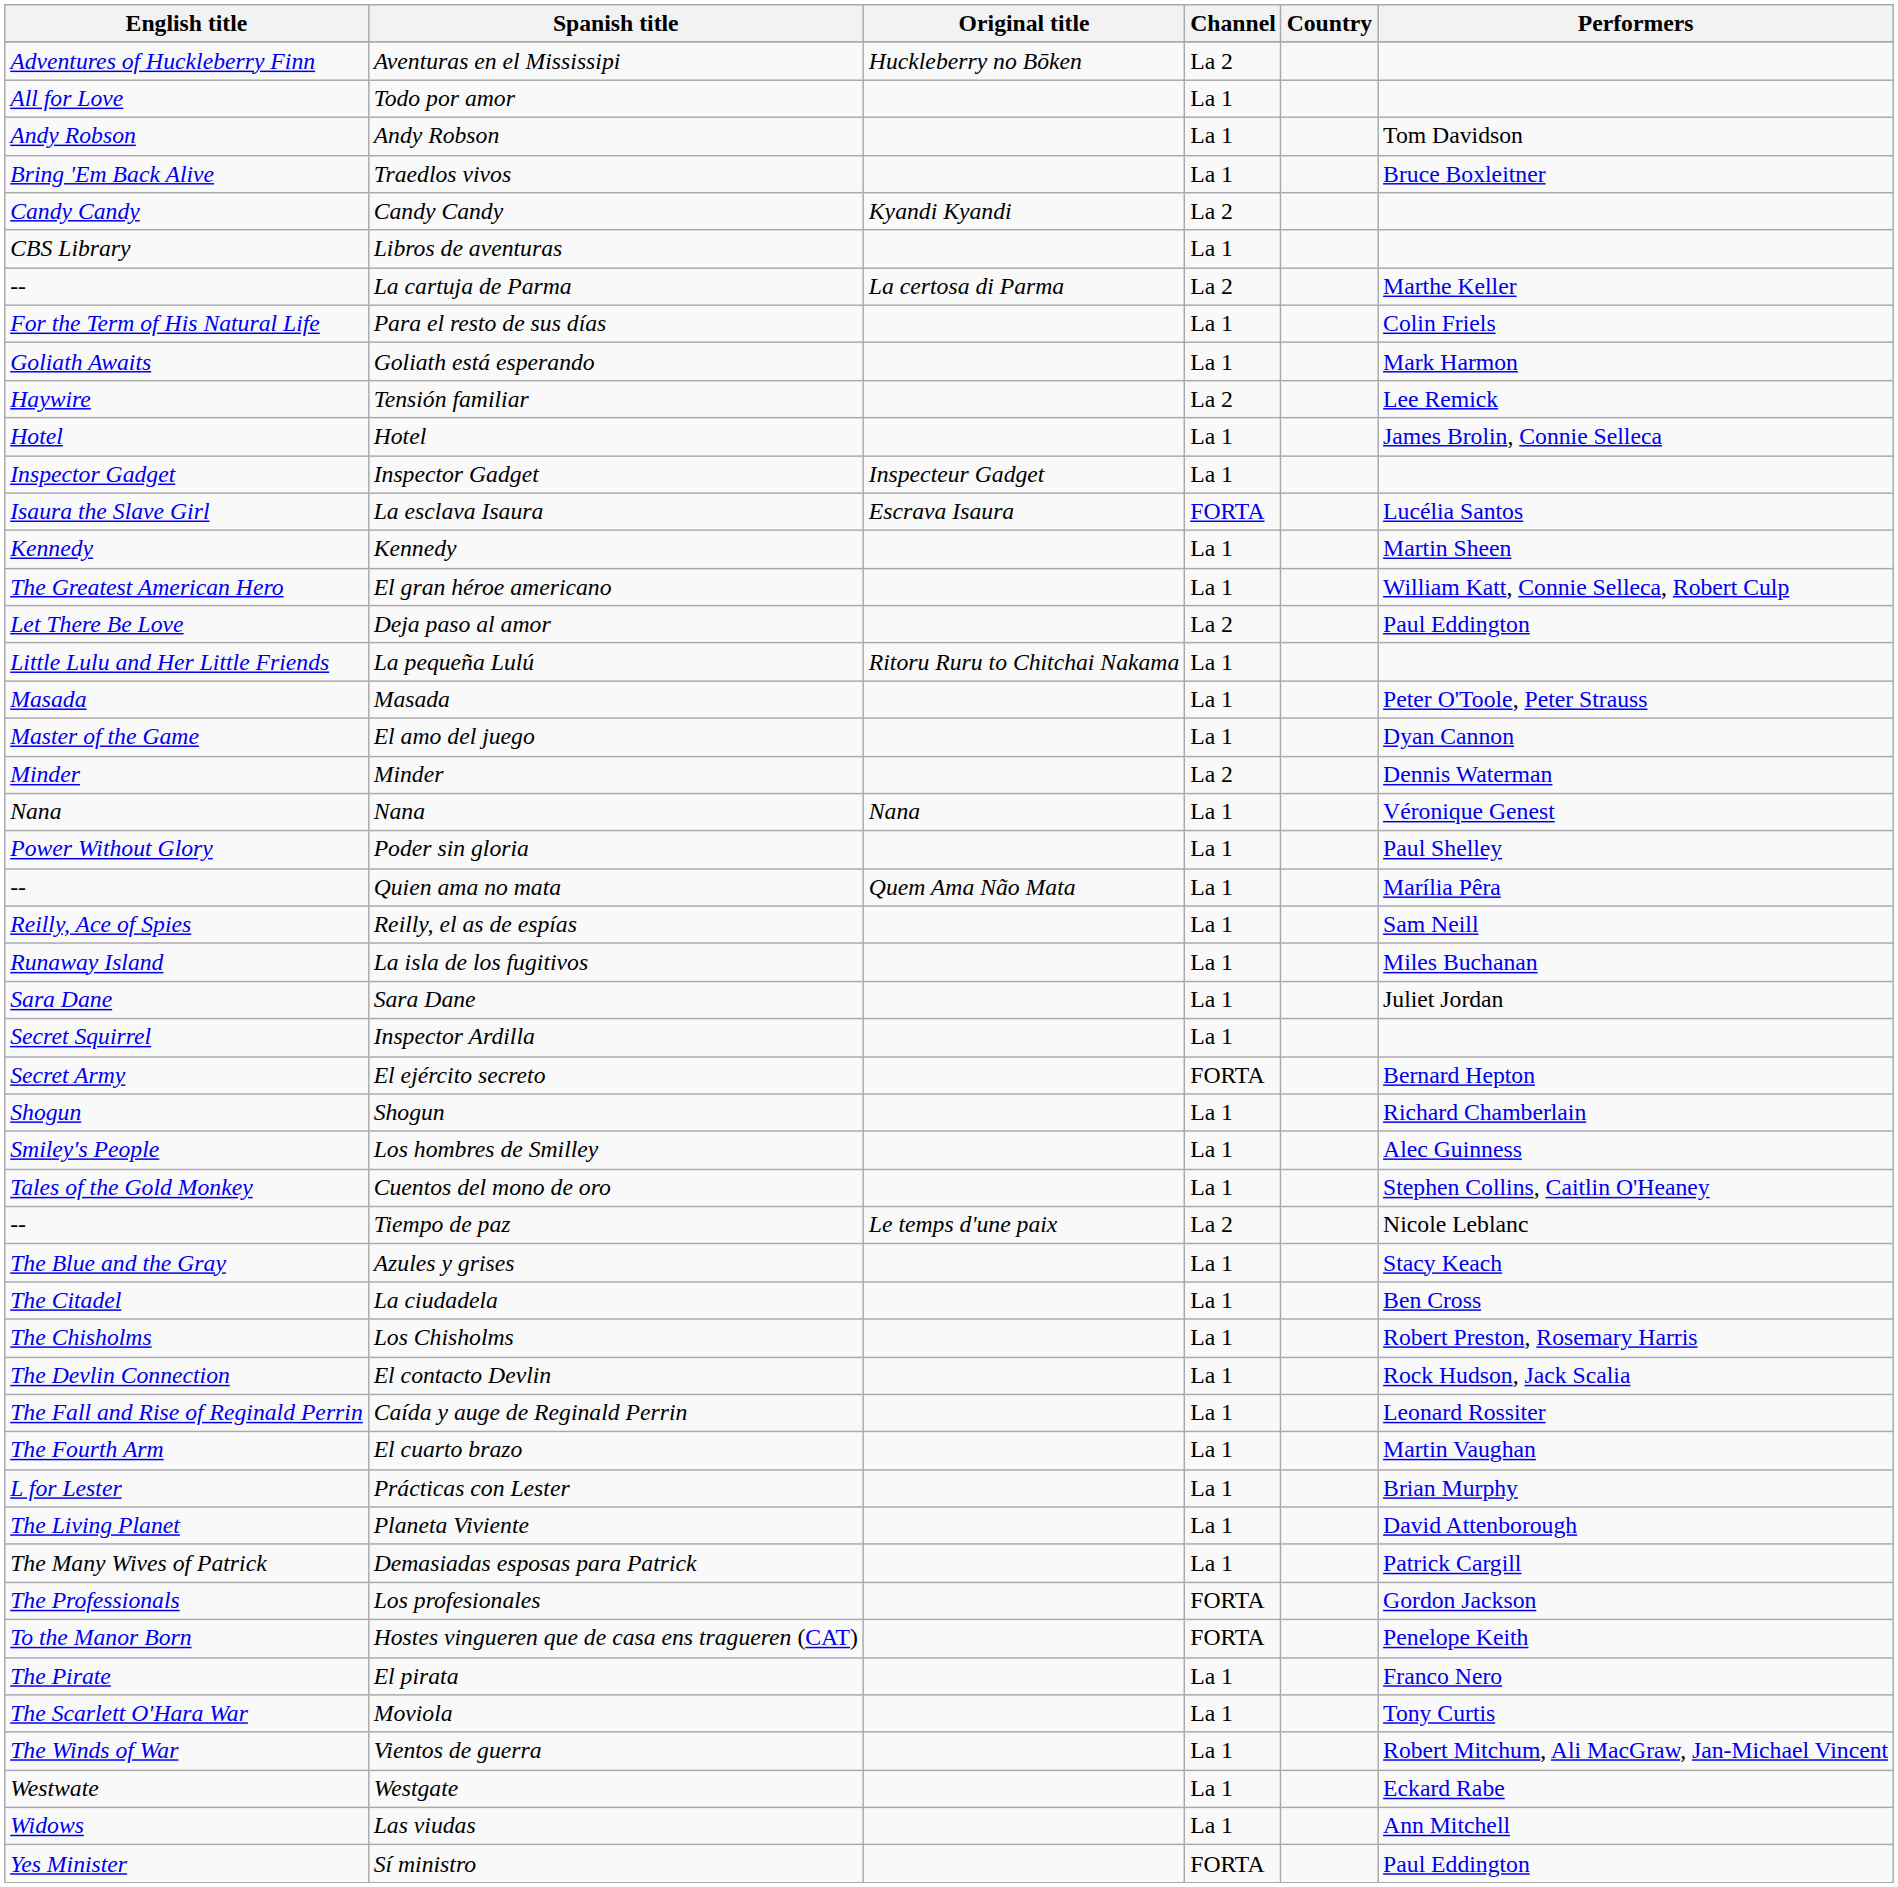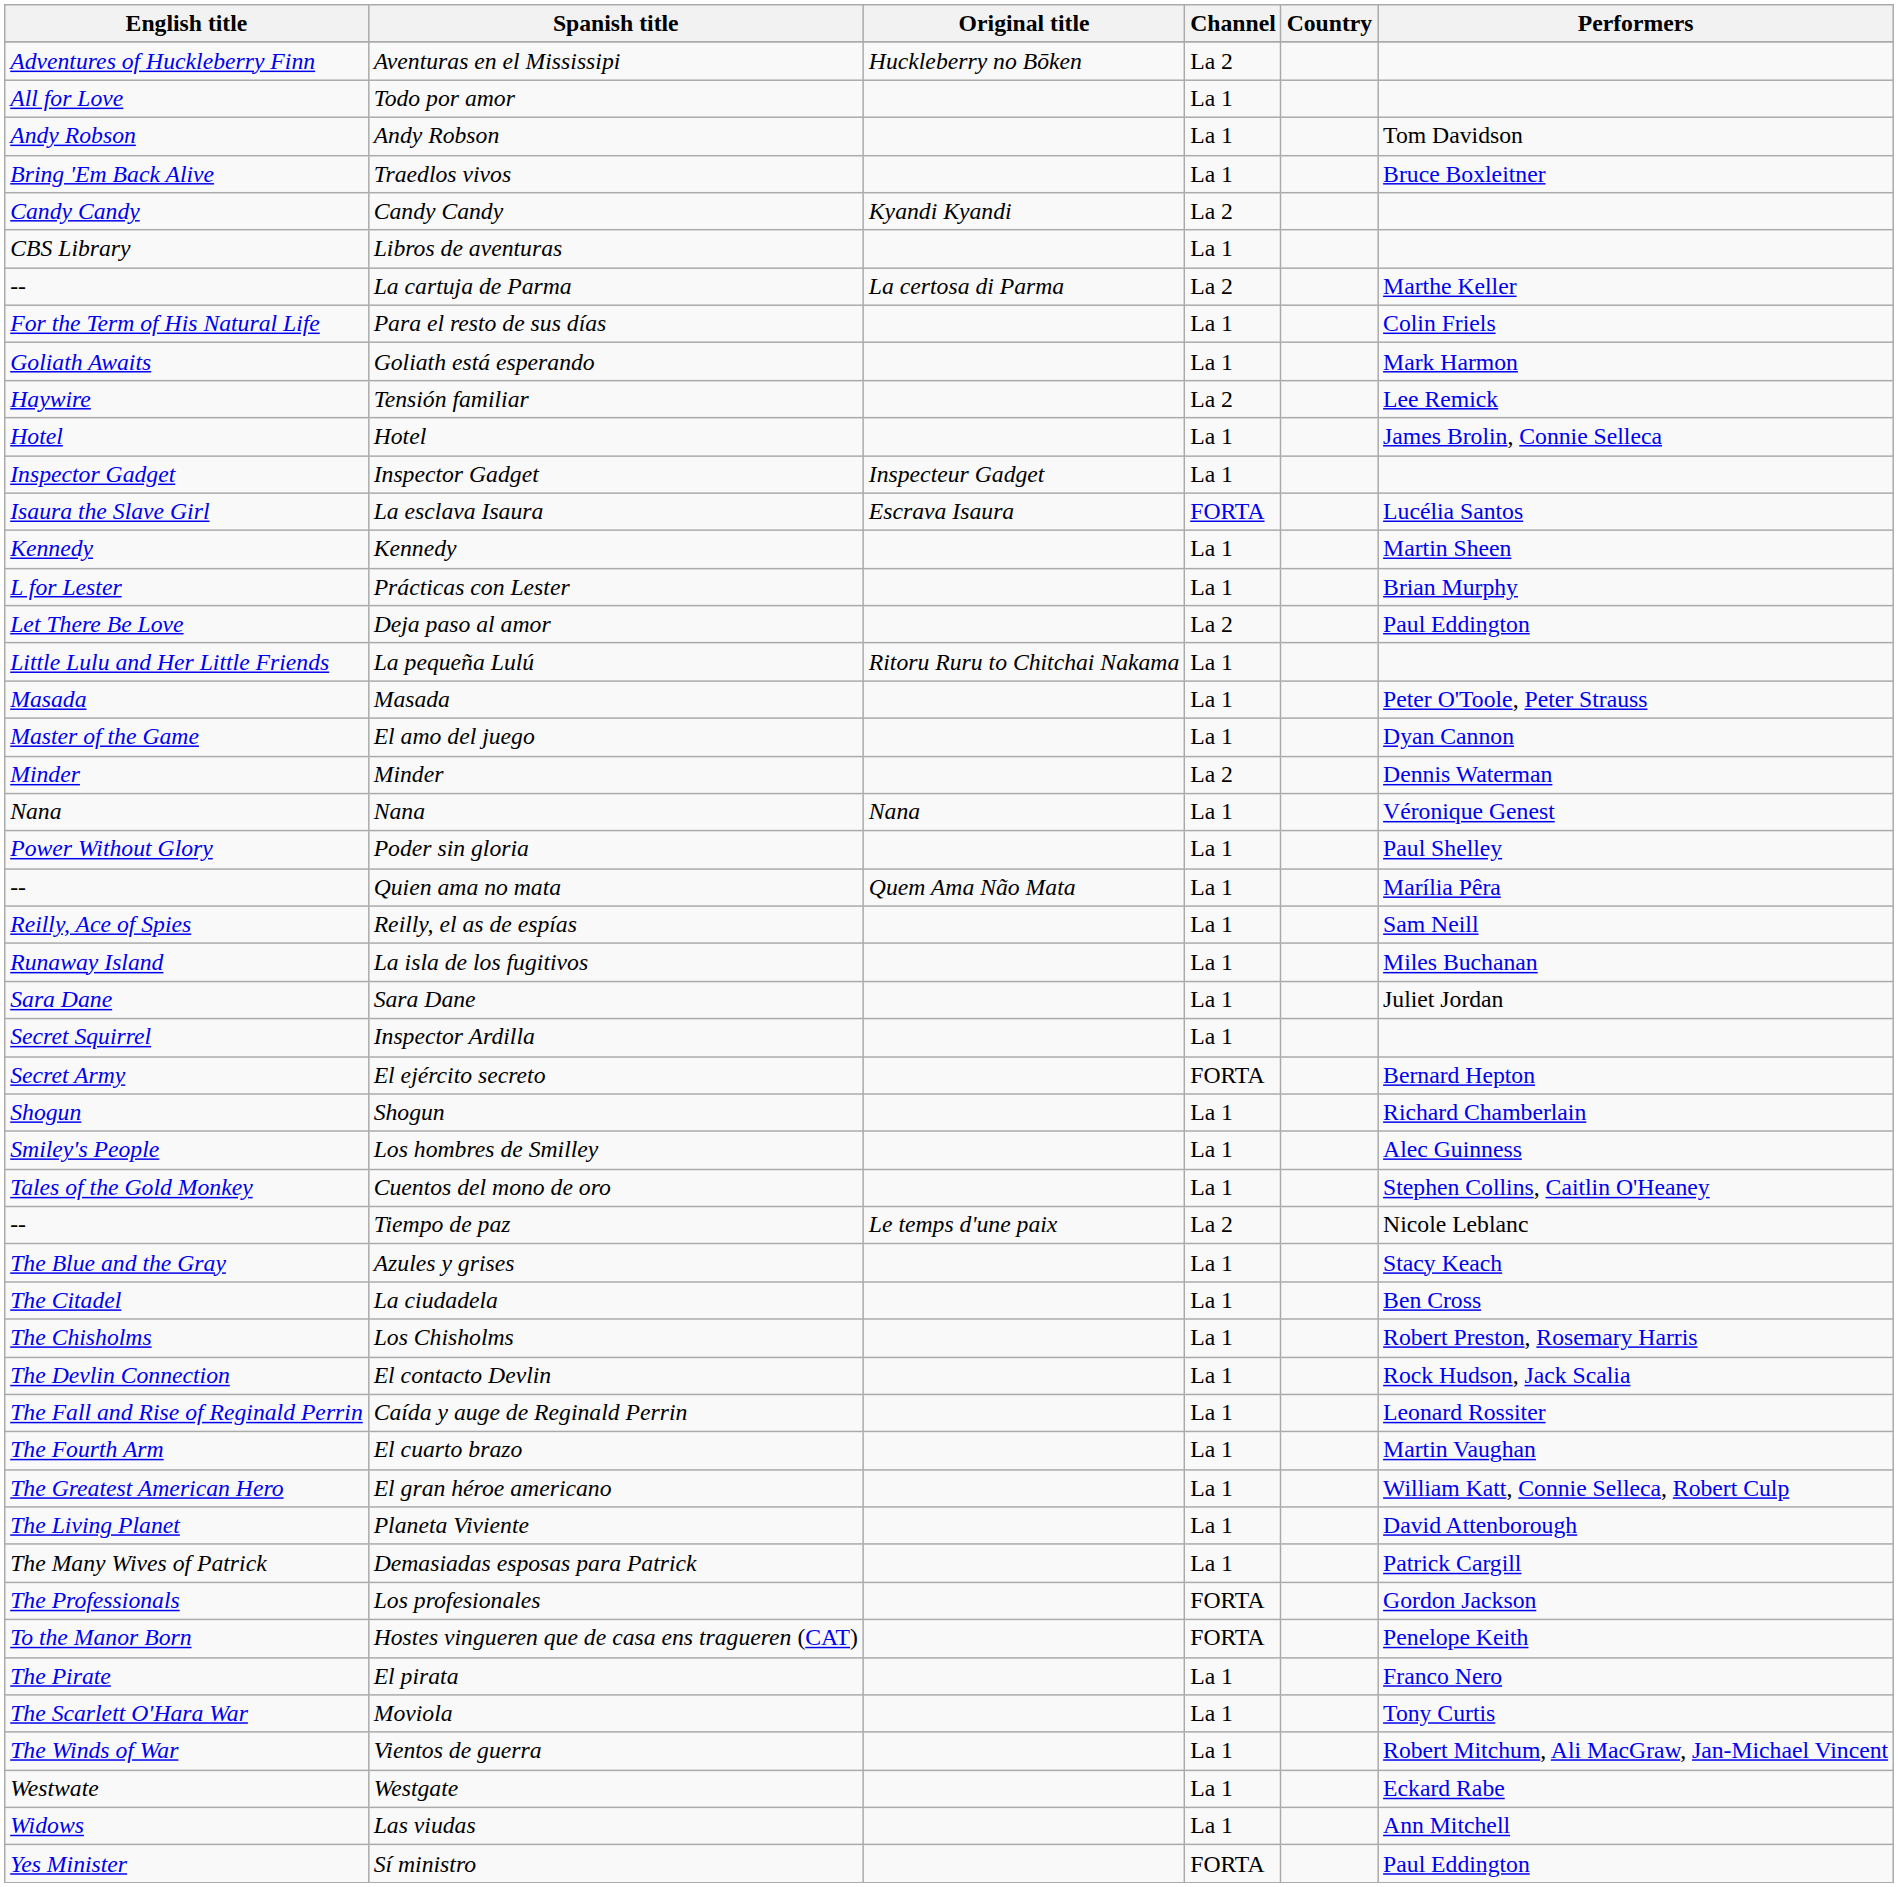rows swapped: (472, 1487) <-> (493, 586)
